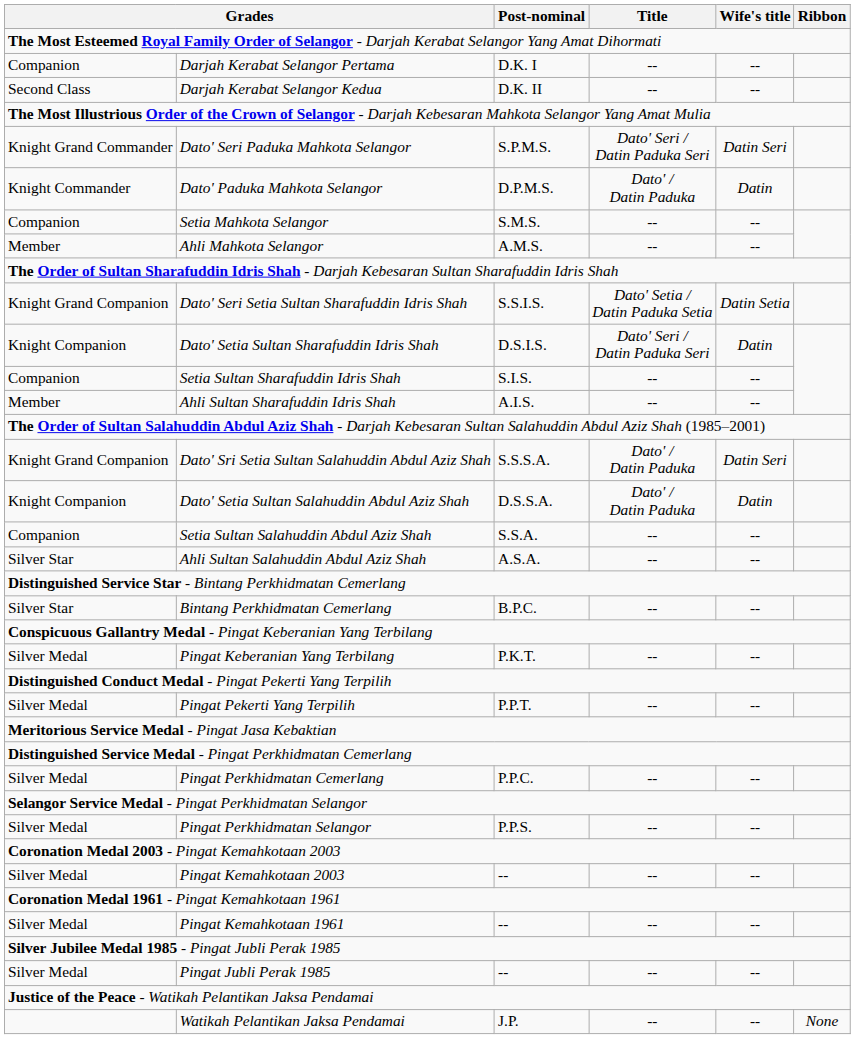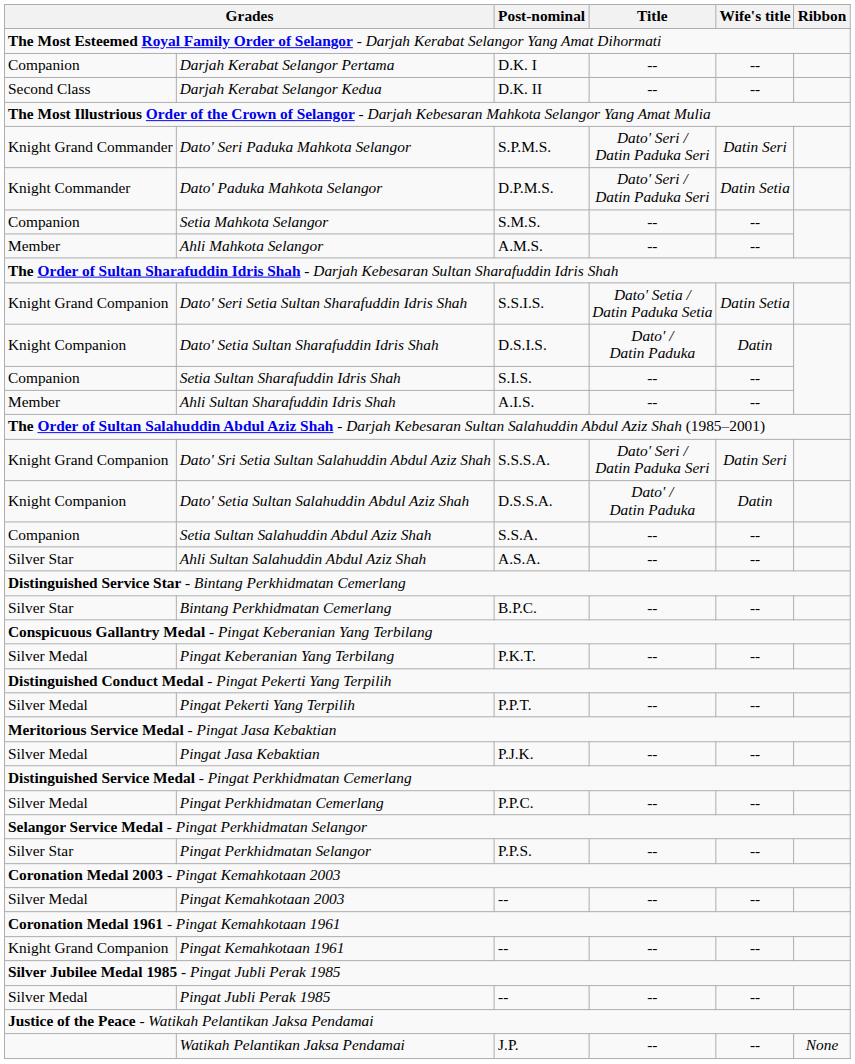(652, 188) Dato' / Datin Paduka -> (652, 188) Dato' Seri / Datin Paduka Seri
(755, 188) Datin -> (755, 188) Datin Setia
(652, 345) Dato' Seri / Datin Paduka Seri -> (652, 345) Dato' / Datin Paduka
(652, 459) Dato' / Datin Paduka -> (652, 459) Dato' Seri / Datin Paduka Seri
+ row: (250, 753)
(48, 826) Silver Medal -> (41, 851) Silver Star
(48, 924) Silver Medal -> (88, 948) Knight Grand Companion
